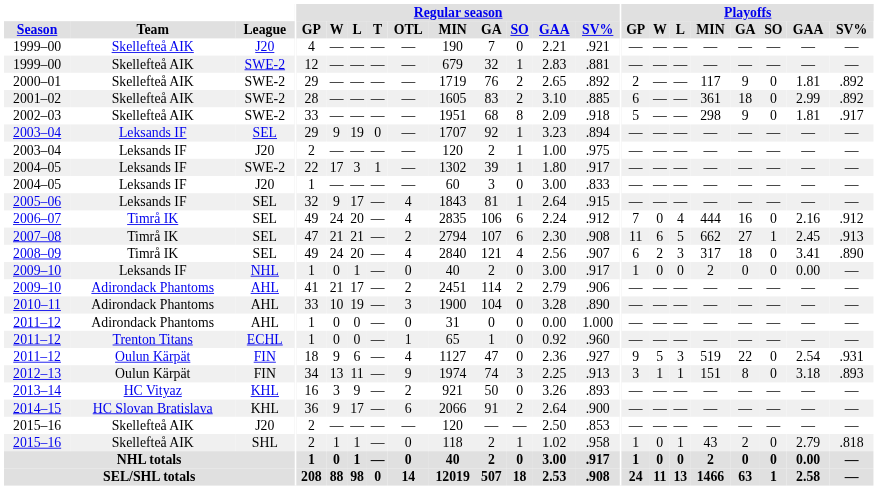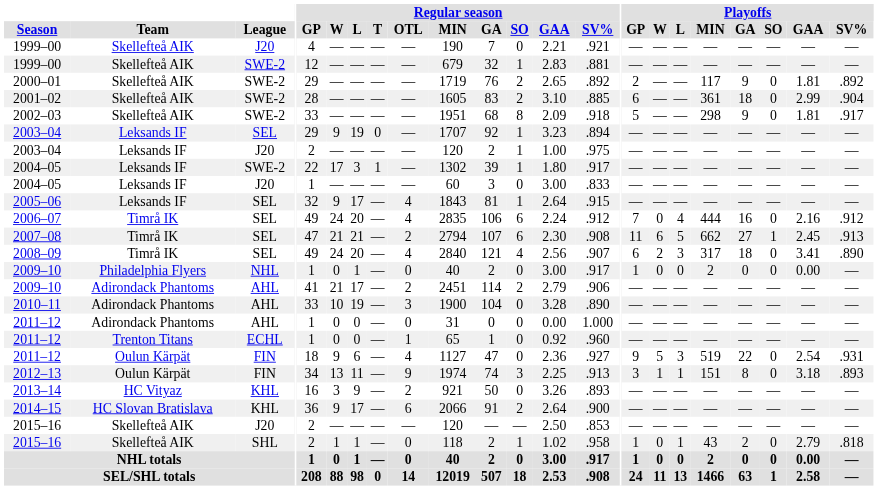(852, 98) .892 -> (852, 98) .904
(153, 270) Leksands IF -> (153, 270) Philadelphia Flyers
